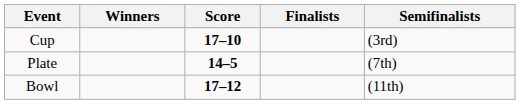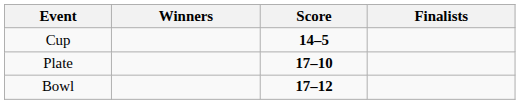- column: (440, 16)
(223, 39) 17–10 -> (314, 39) 14–5
(223, 63) 14–5 -> (314, 63) 17–10
